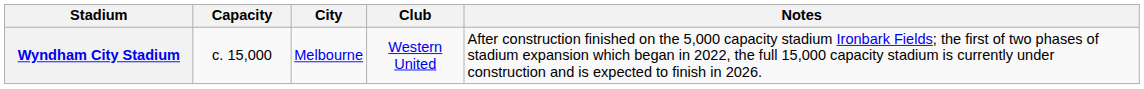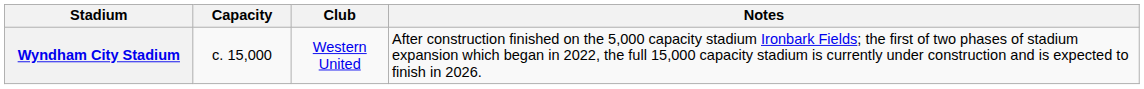- column: (329, 16)
